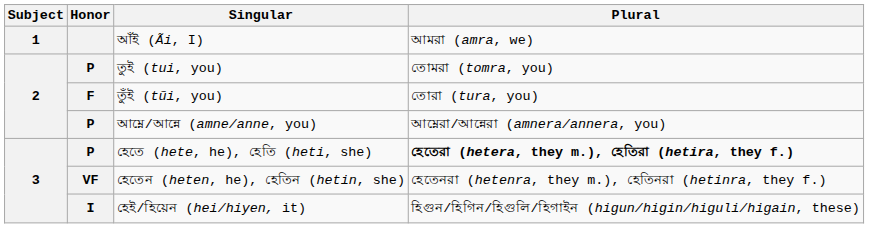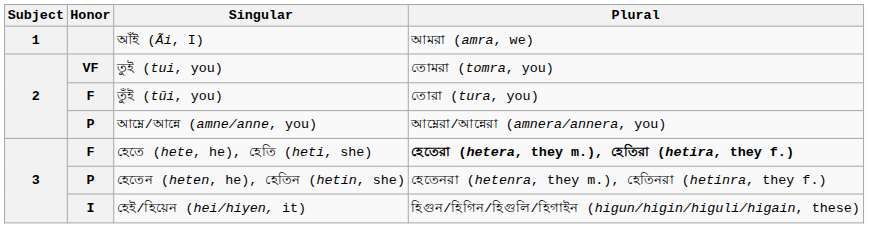(90, 68) P -> (90, 68) VF
(90, 152) P -> (90, 152) F
(90, 180) VF -> (90, 180) P
